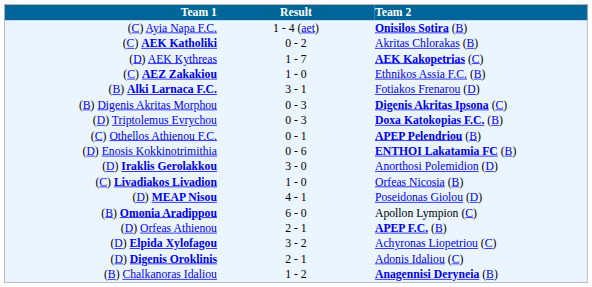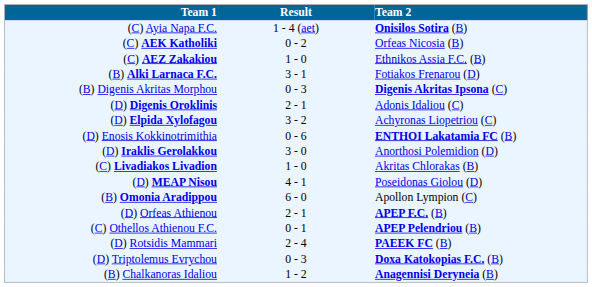(427, 43) Akritas Chlorakas (B) -> (419, 43) Orfeas Nicosia (B)
- row: (173, 58)
rows swapped: (164, 258) <-> (155, 120)
rows swapped: (164, 243) <-> (154, 135)
(419, 181) Orfeas Nicosia (B) -> (427, 166) Akritas Chlorakas (B)
+ row: (164, 243)
